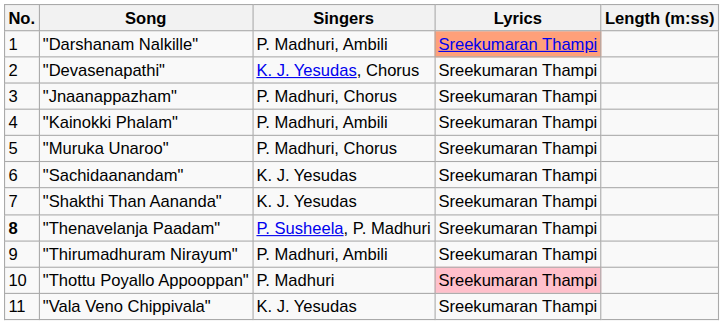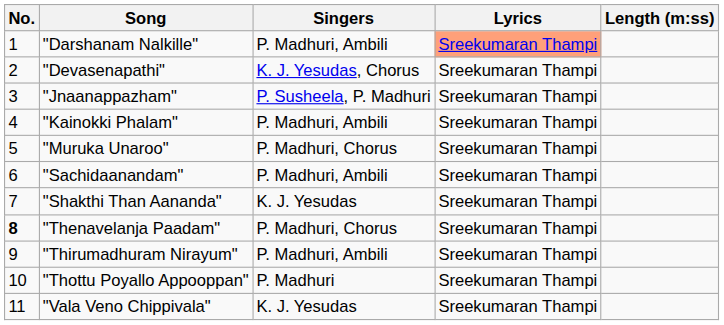(327, 97) P. Madhuri, Chorus -> (344, 97) P. Susheela, P. Madhuri
(307, 175) K. J. Yesudas -> (322, 175) P. Madhuri, Ambili
(344, 228) P. Susheela, P. Madhuri -> (327, 228) P. Madhuri, Chorus
(518, 280) pink background -> (518, 280) no background
